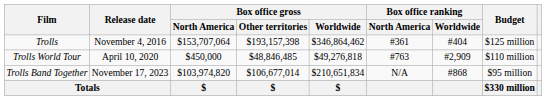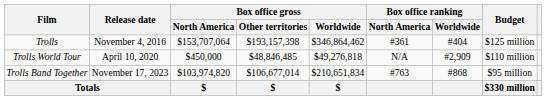(400, 57) #763 -> (400, 57) N/A
(400, 73) N/A -> (400, 73) #763
